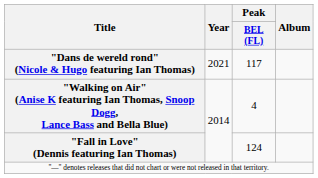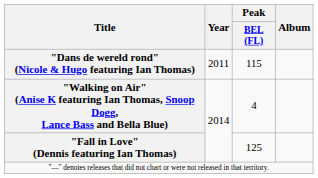(219, 64) 2021 -> (219, 64) 2011
(254, 64) 117 -> (254, 64) 115
(254, 147) 124 -> (254, 147) 125
